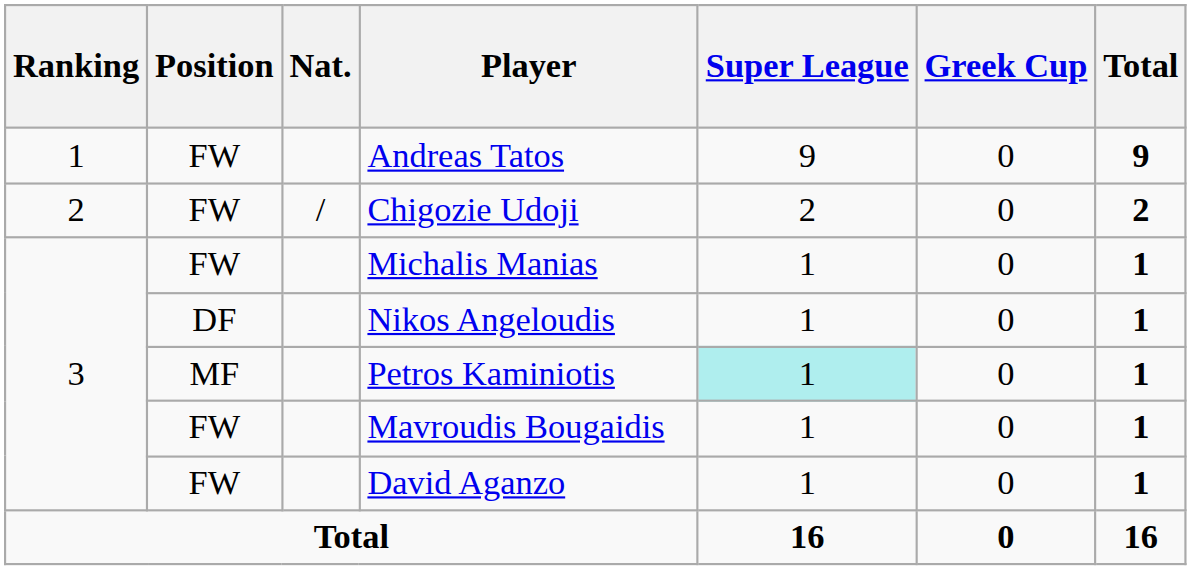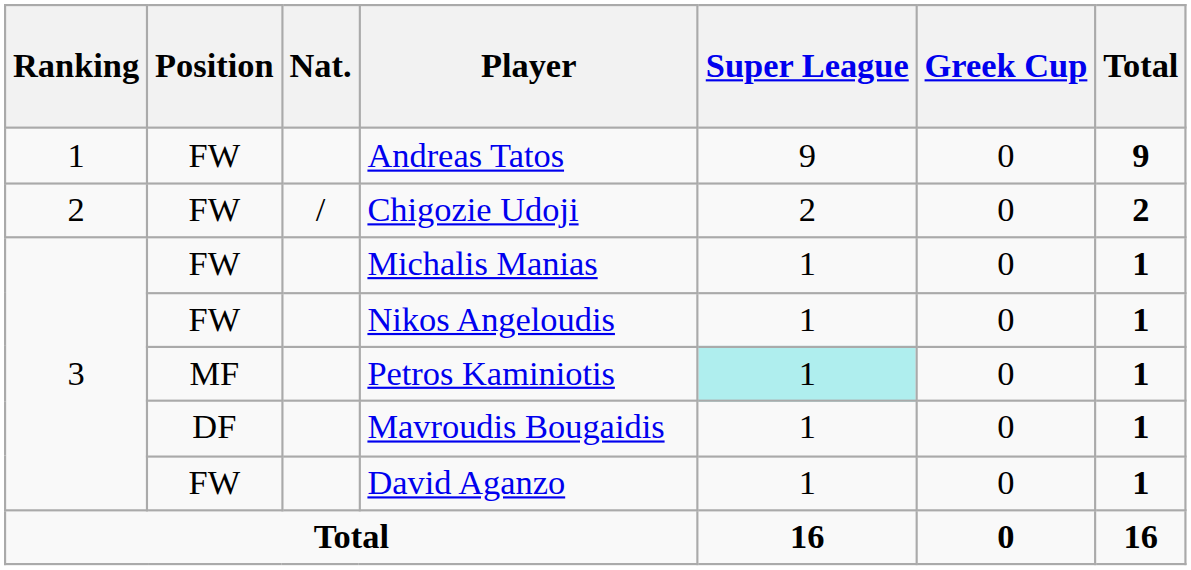(214, 318) DF -> (214, 318) FW
(214, 427) FW -> (214, 427) DF
